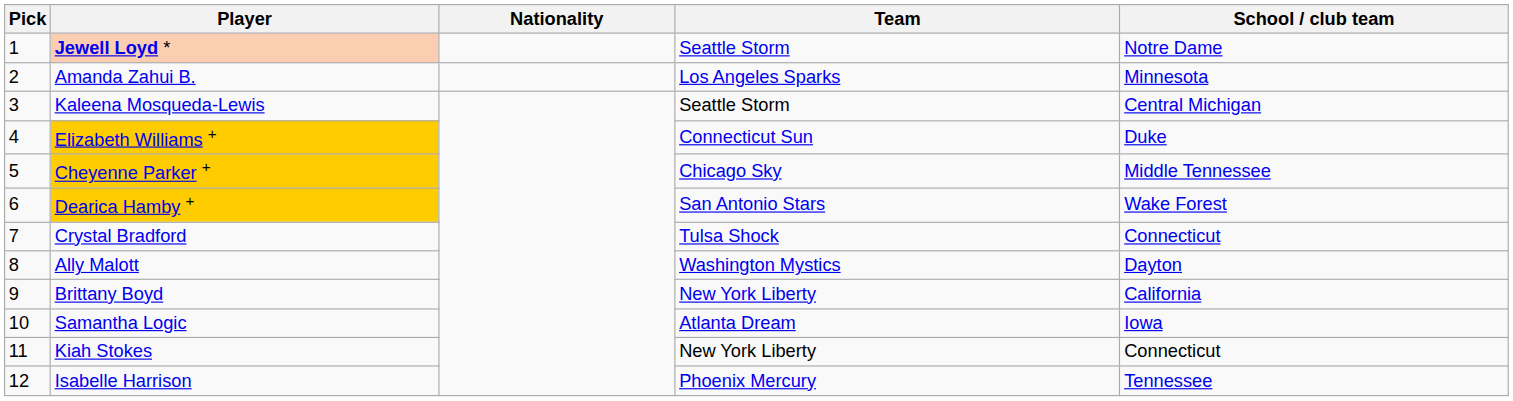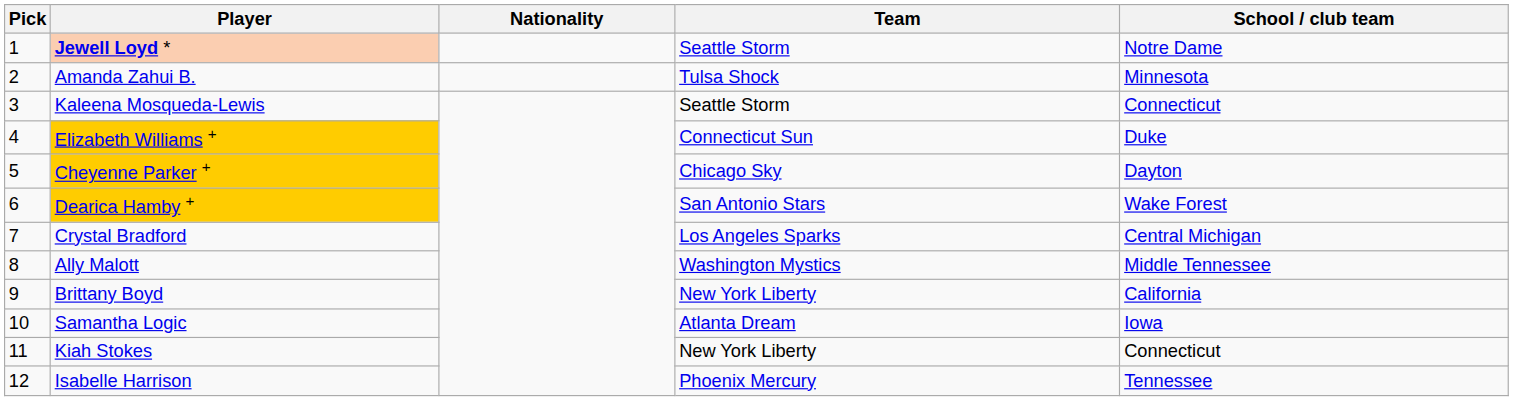(760, 76) Los Angeles Sparks -> (729, 76) Tulsa Shock
(1193, 105) Central Michigan -> (1172, 105) Connecticut
(1198, 170) Middle Tennessee -> (1153, 170) Dayton
(729, 236) Tulsa Shock -> (760, 236) Los Angeles Sparks
(1172, 236) Connecticut -> (1193, 236) Central Michigan
(1153, 265) Dayton -> (1198, 265) Middle Tennessee
